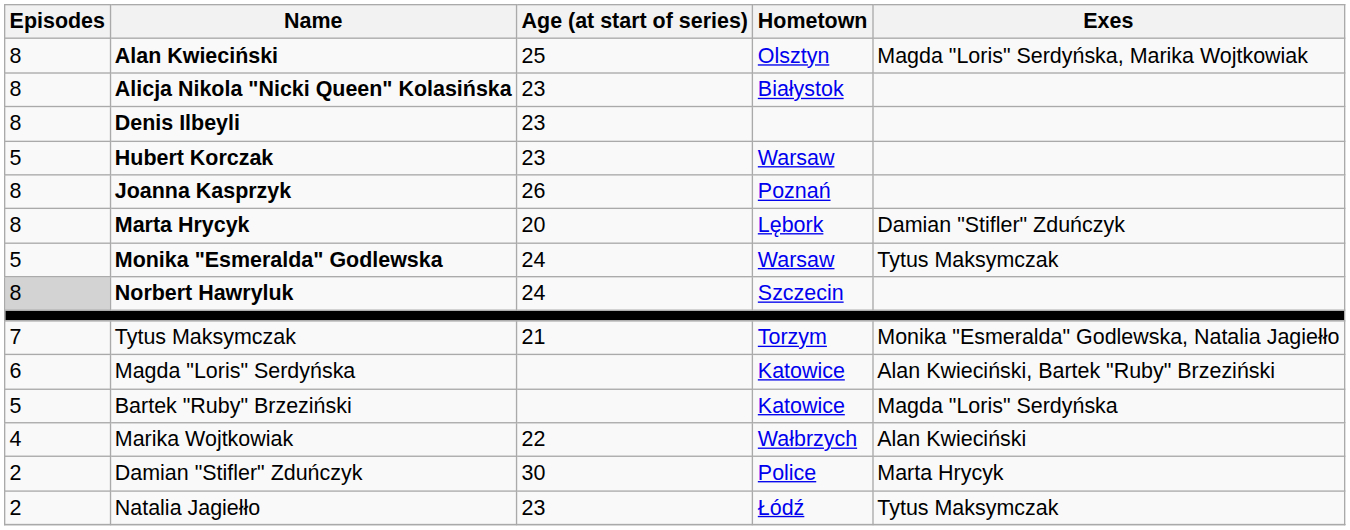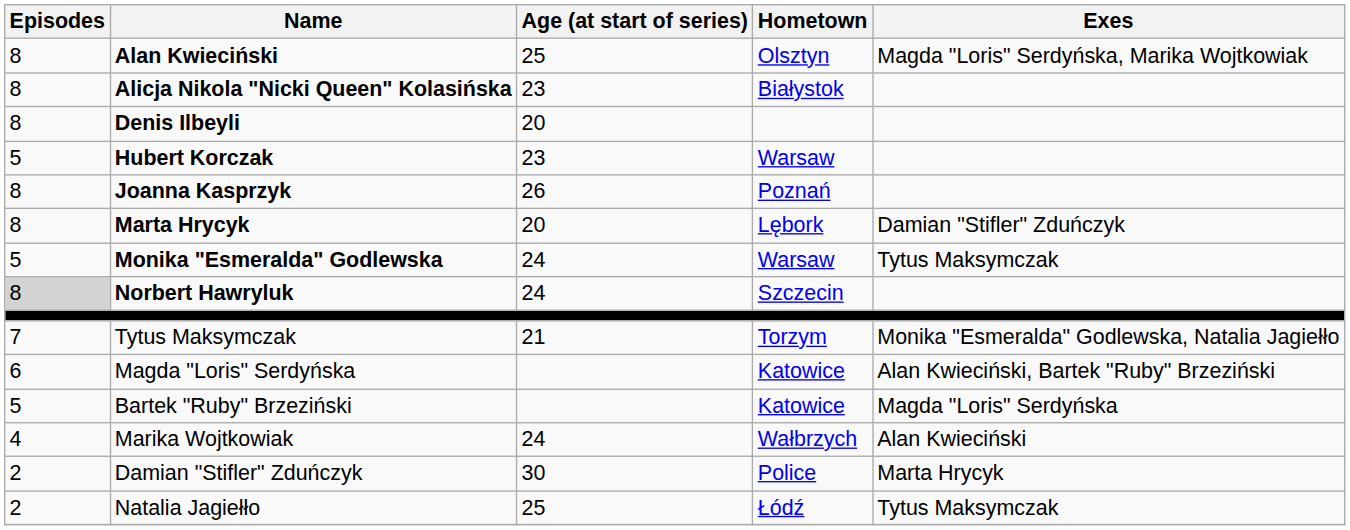(533, 123) 23 -> (533, 123) 20
(533, 439) 22 -> (533, 439) 24
(533, 507) 23 -> (533, 507) 25
